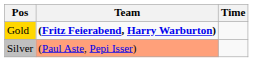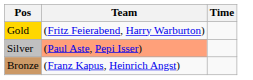(127, 30) bold -> (124, 30) normal
+ row: (23, 65)
